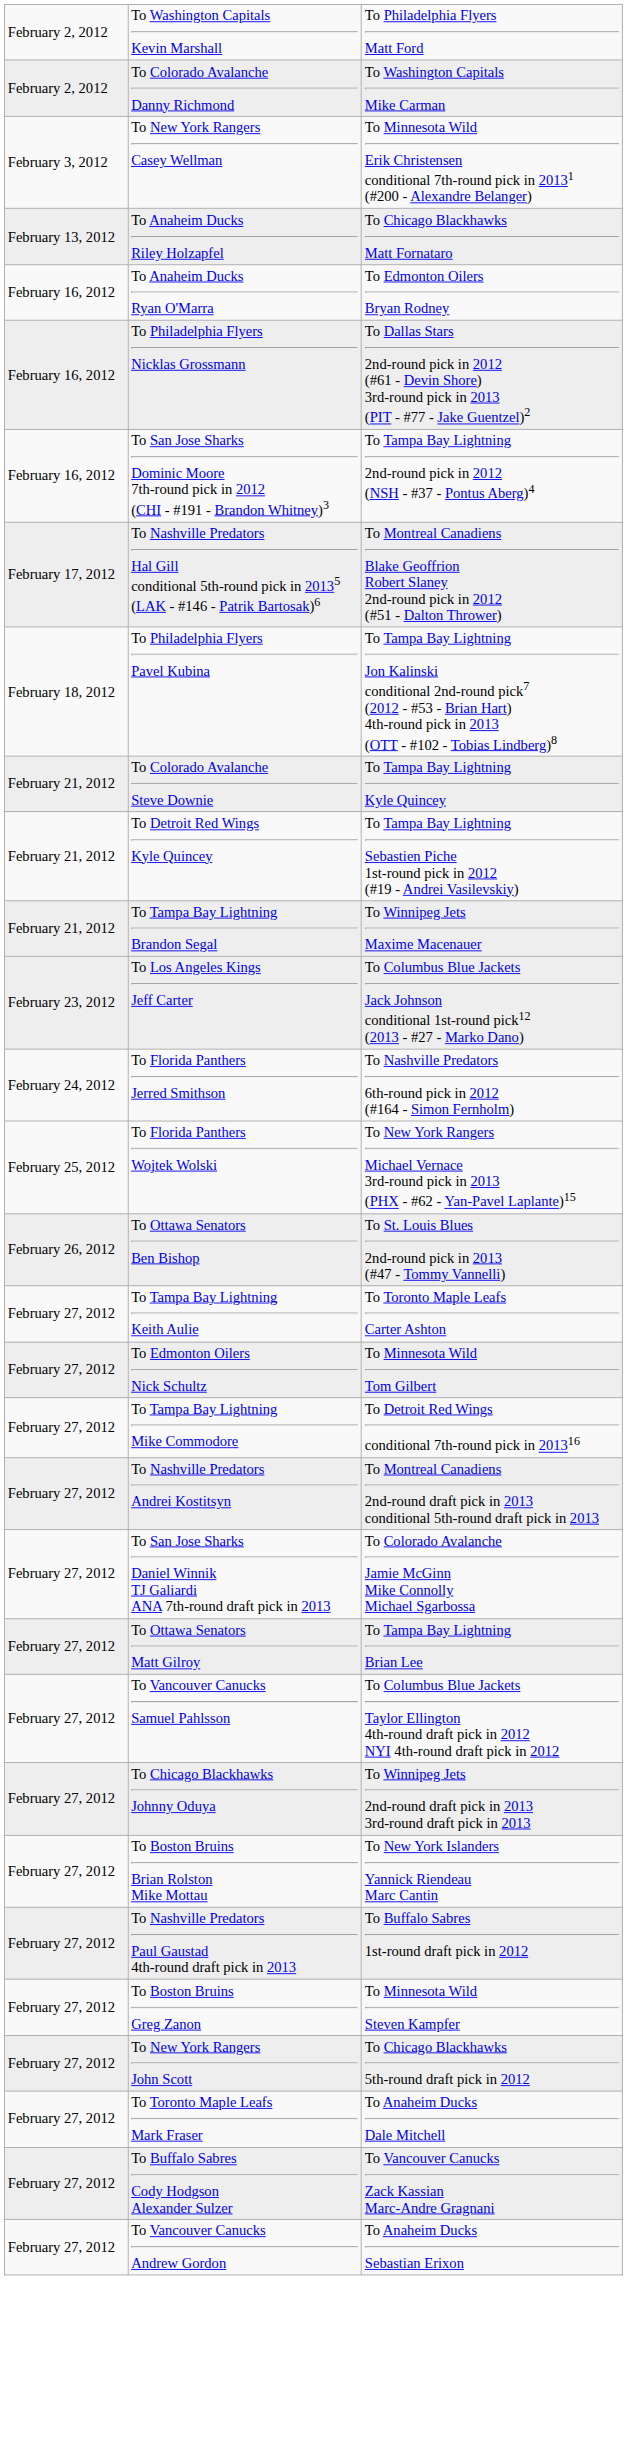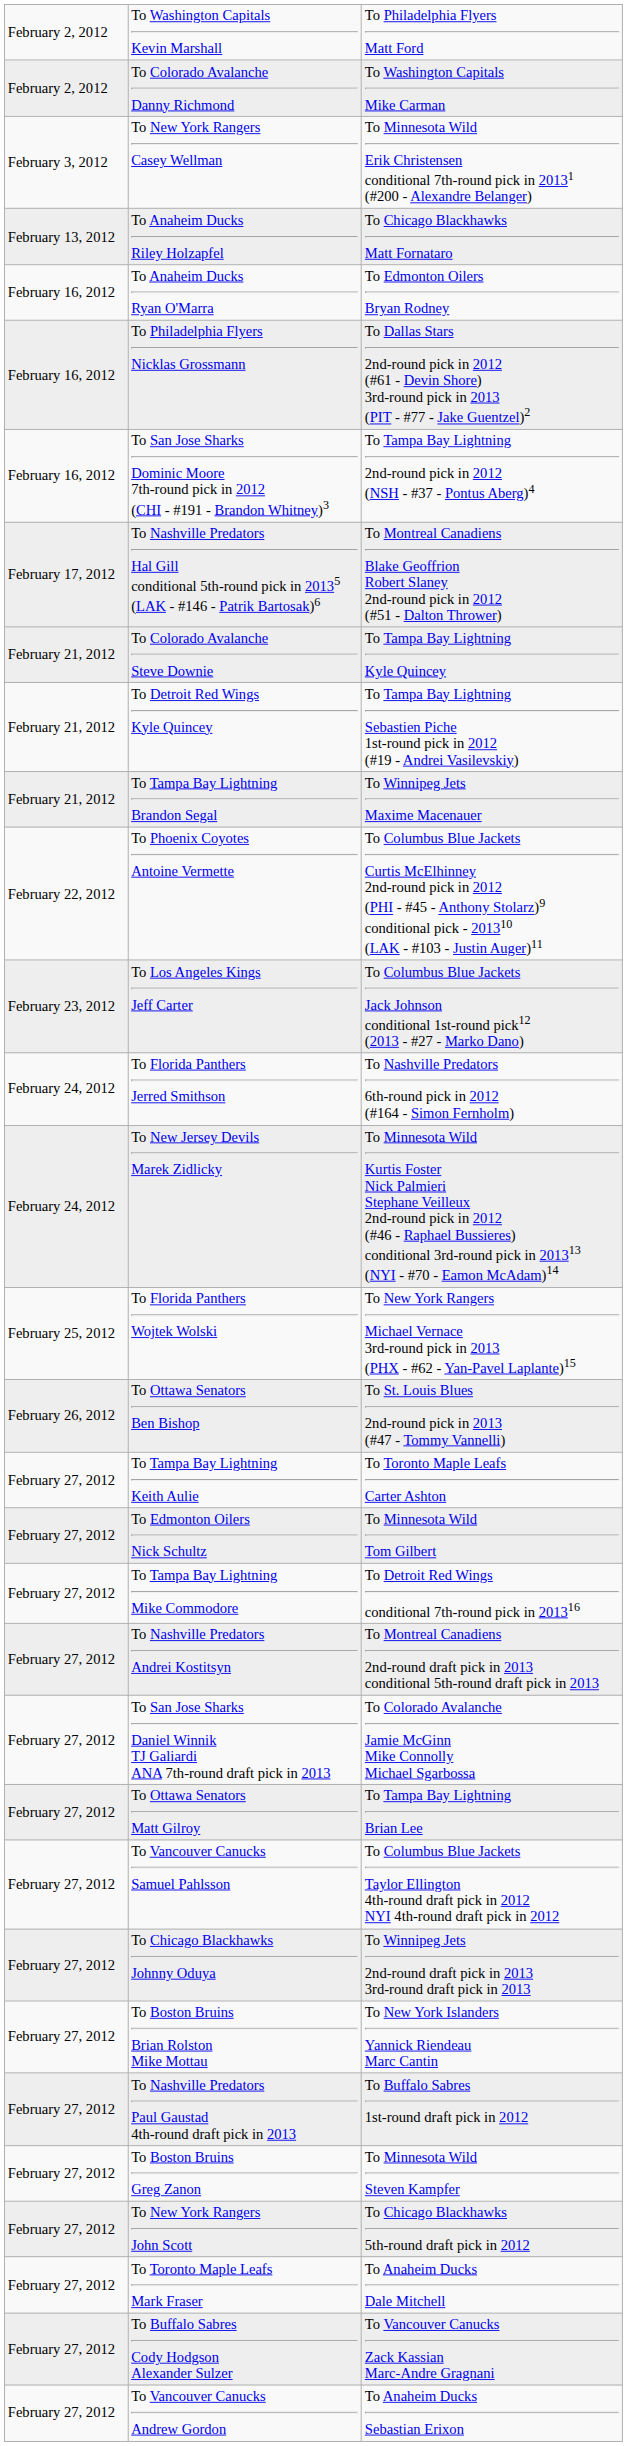- row: (245, 654)
+ row: (245, 855)
+ row: (245, 1153)
